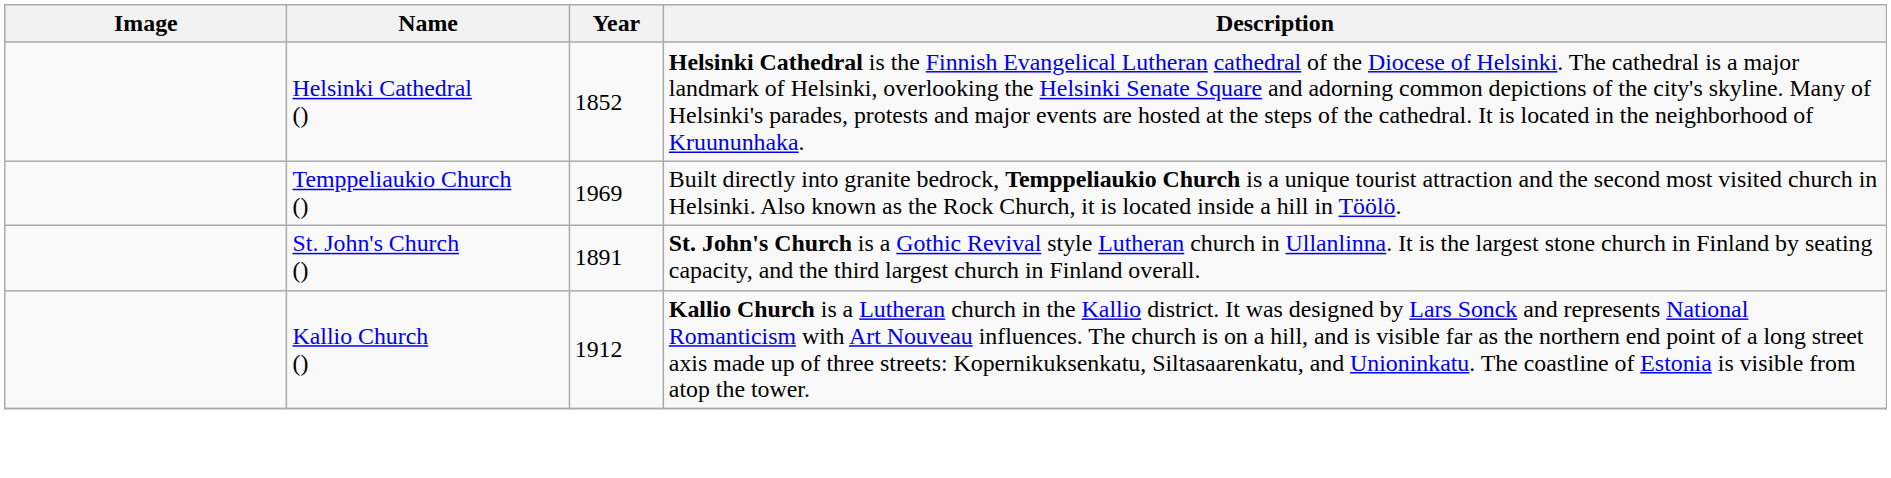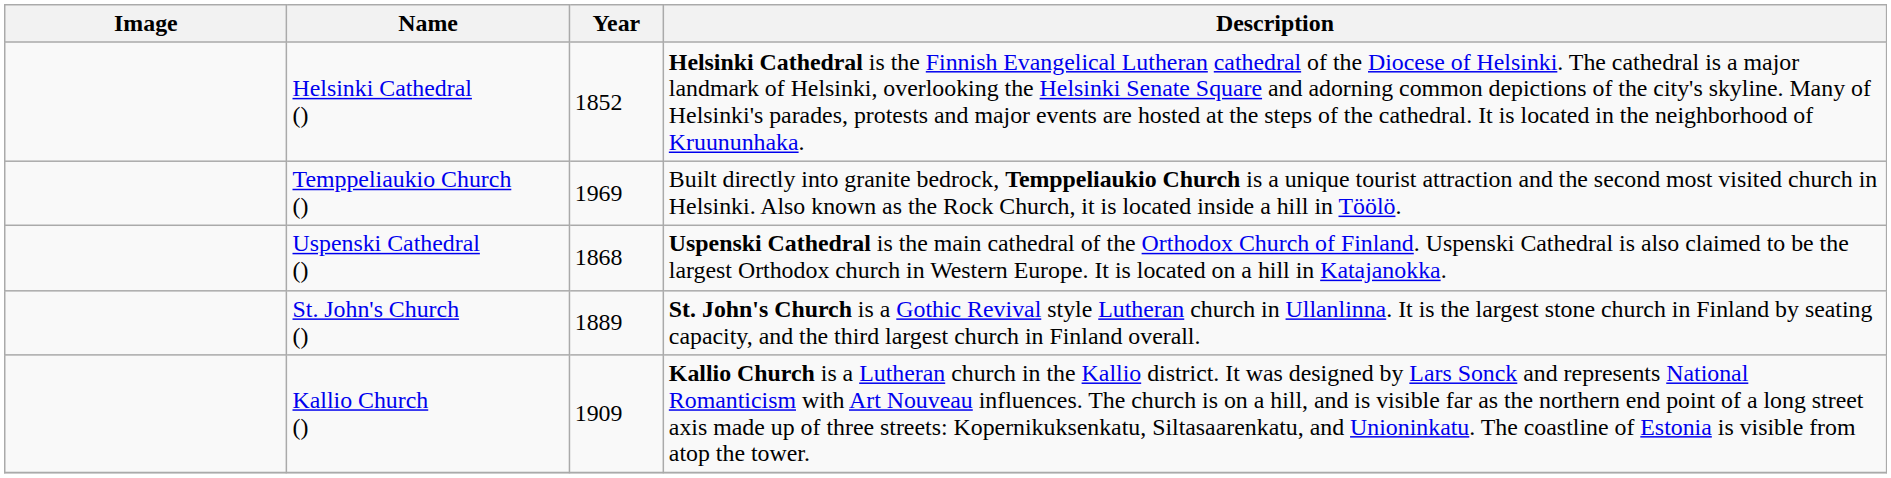+ row: (386, 257)
(599, 257) 1891 -> (599, 322) 1889
(599, 348) 1912 -> (599, 413) 1909
